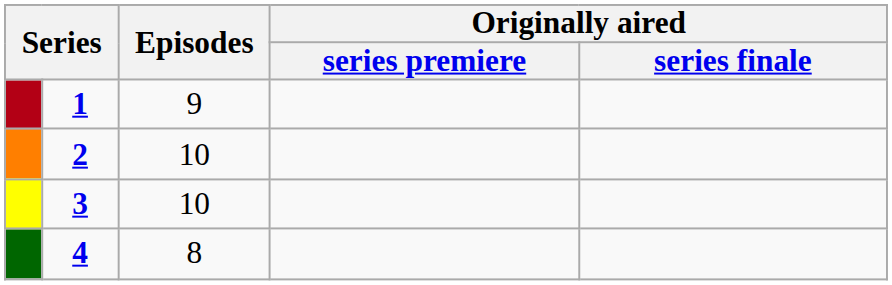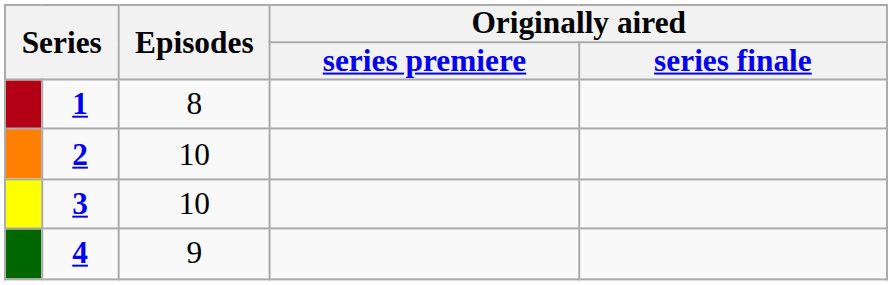(194, 103) 9 -> (194, 103) 8
(194, 253) 8 -> (194, 253) 9
